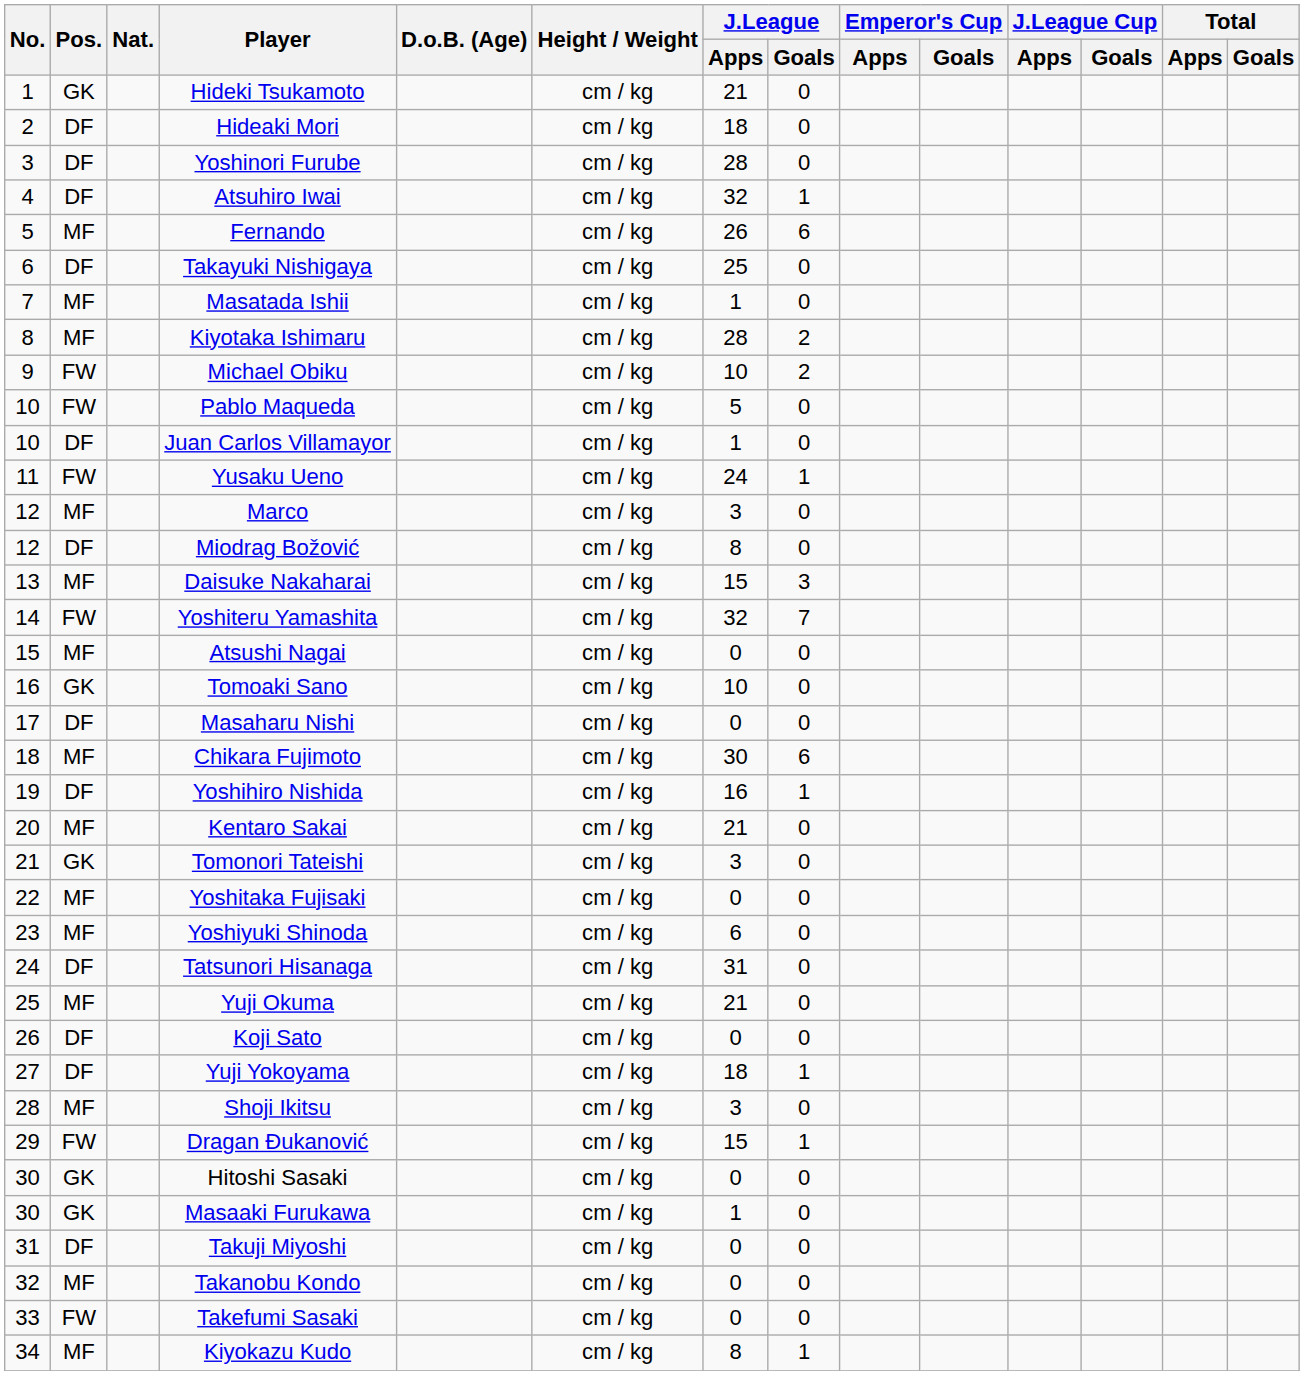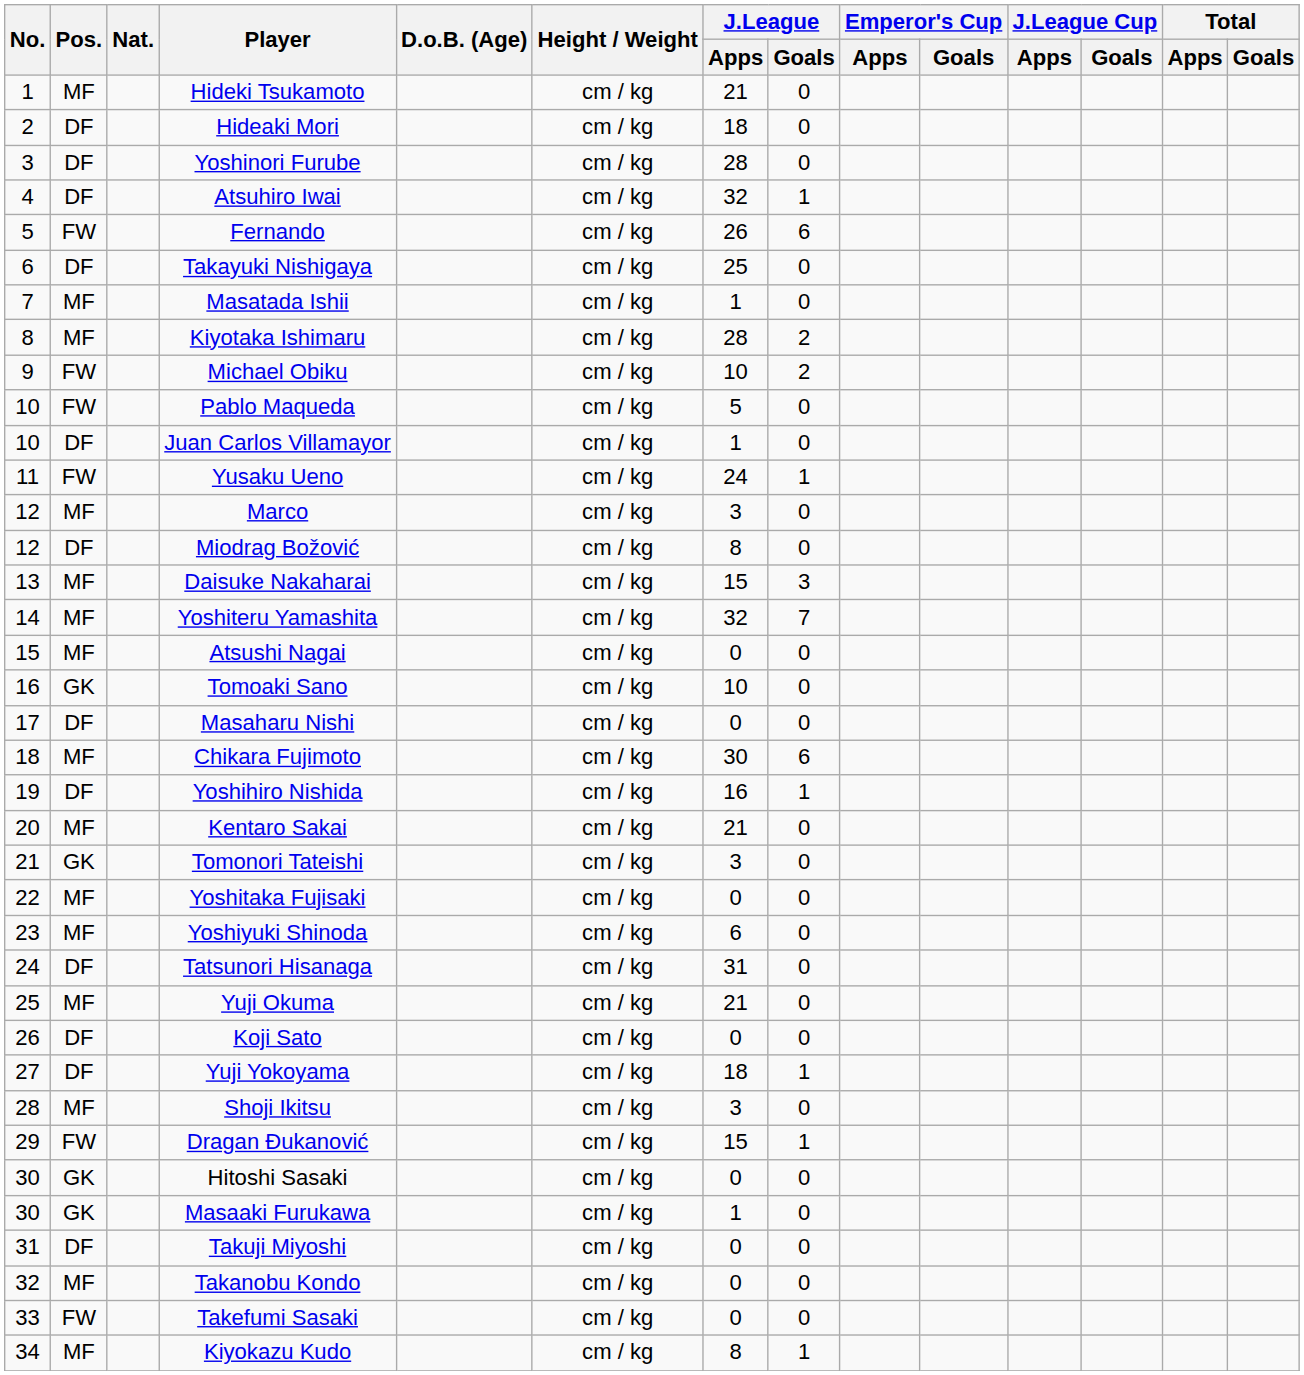(79, 92) GK -> (79, 92) MF
(79, 232) MF -> (79, 232) FW
(79, 617) FW -> (79, 617) MF
